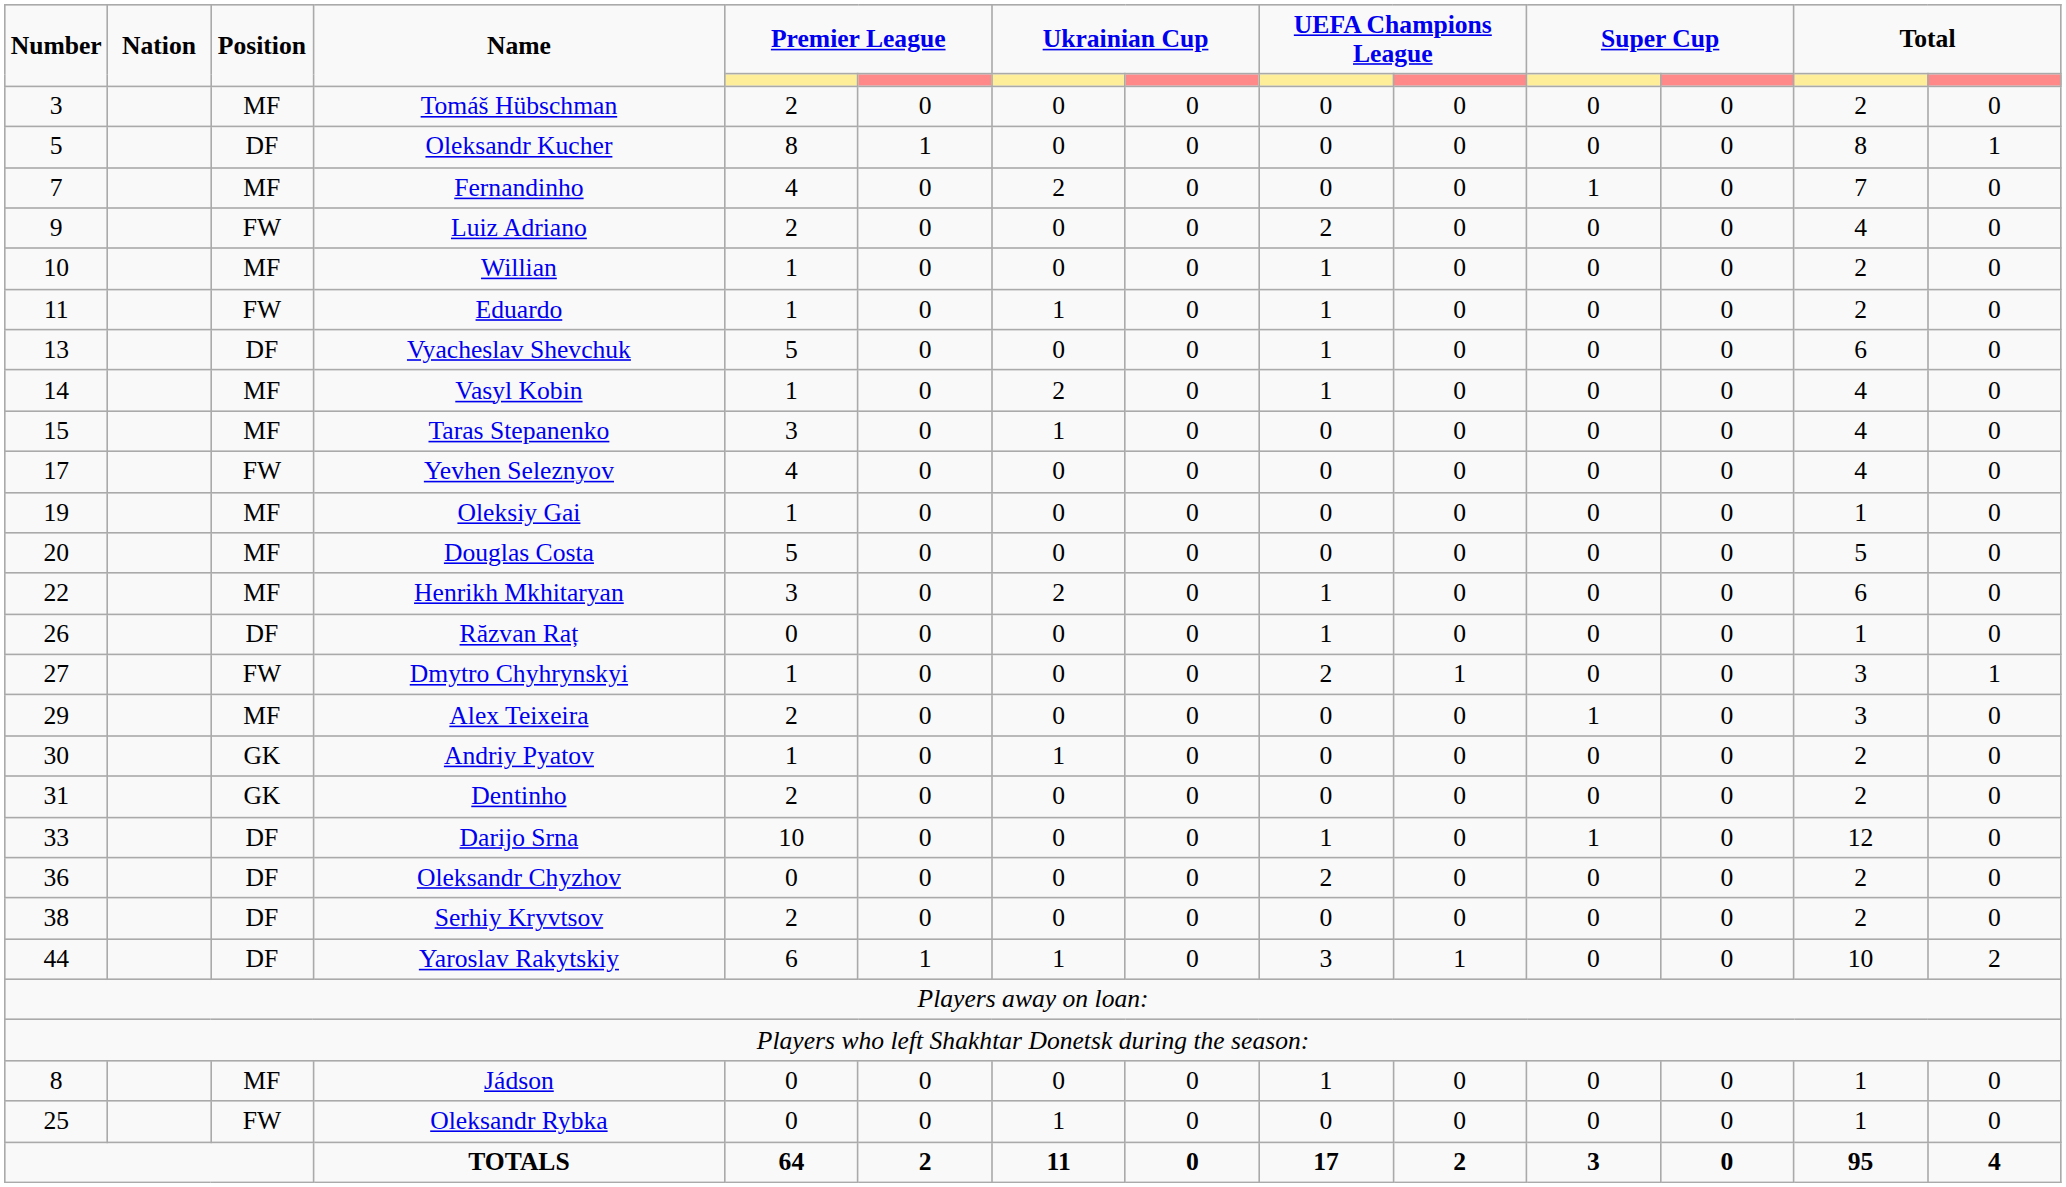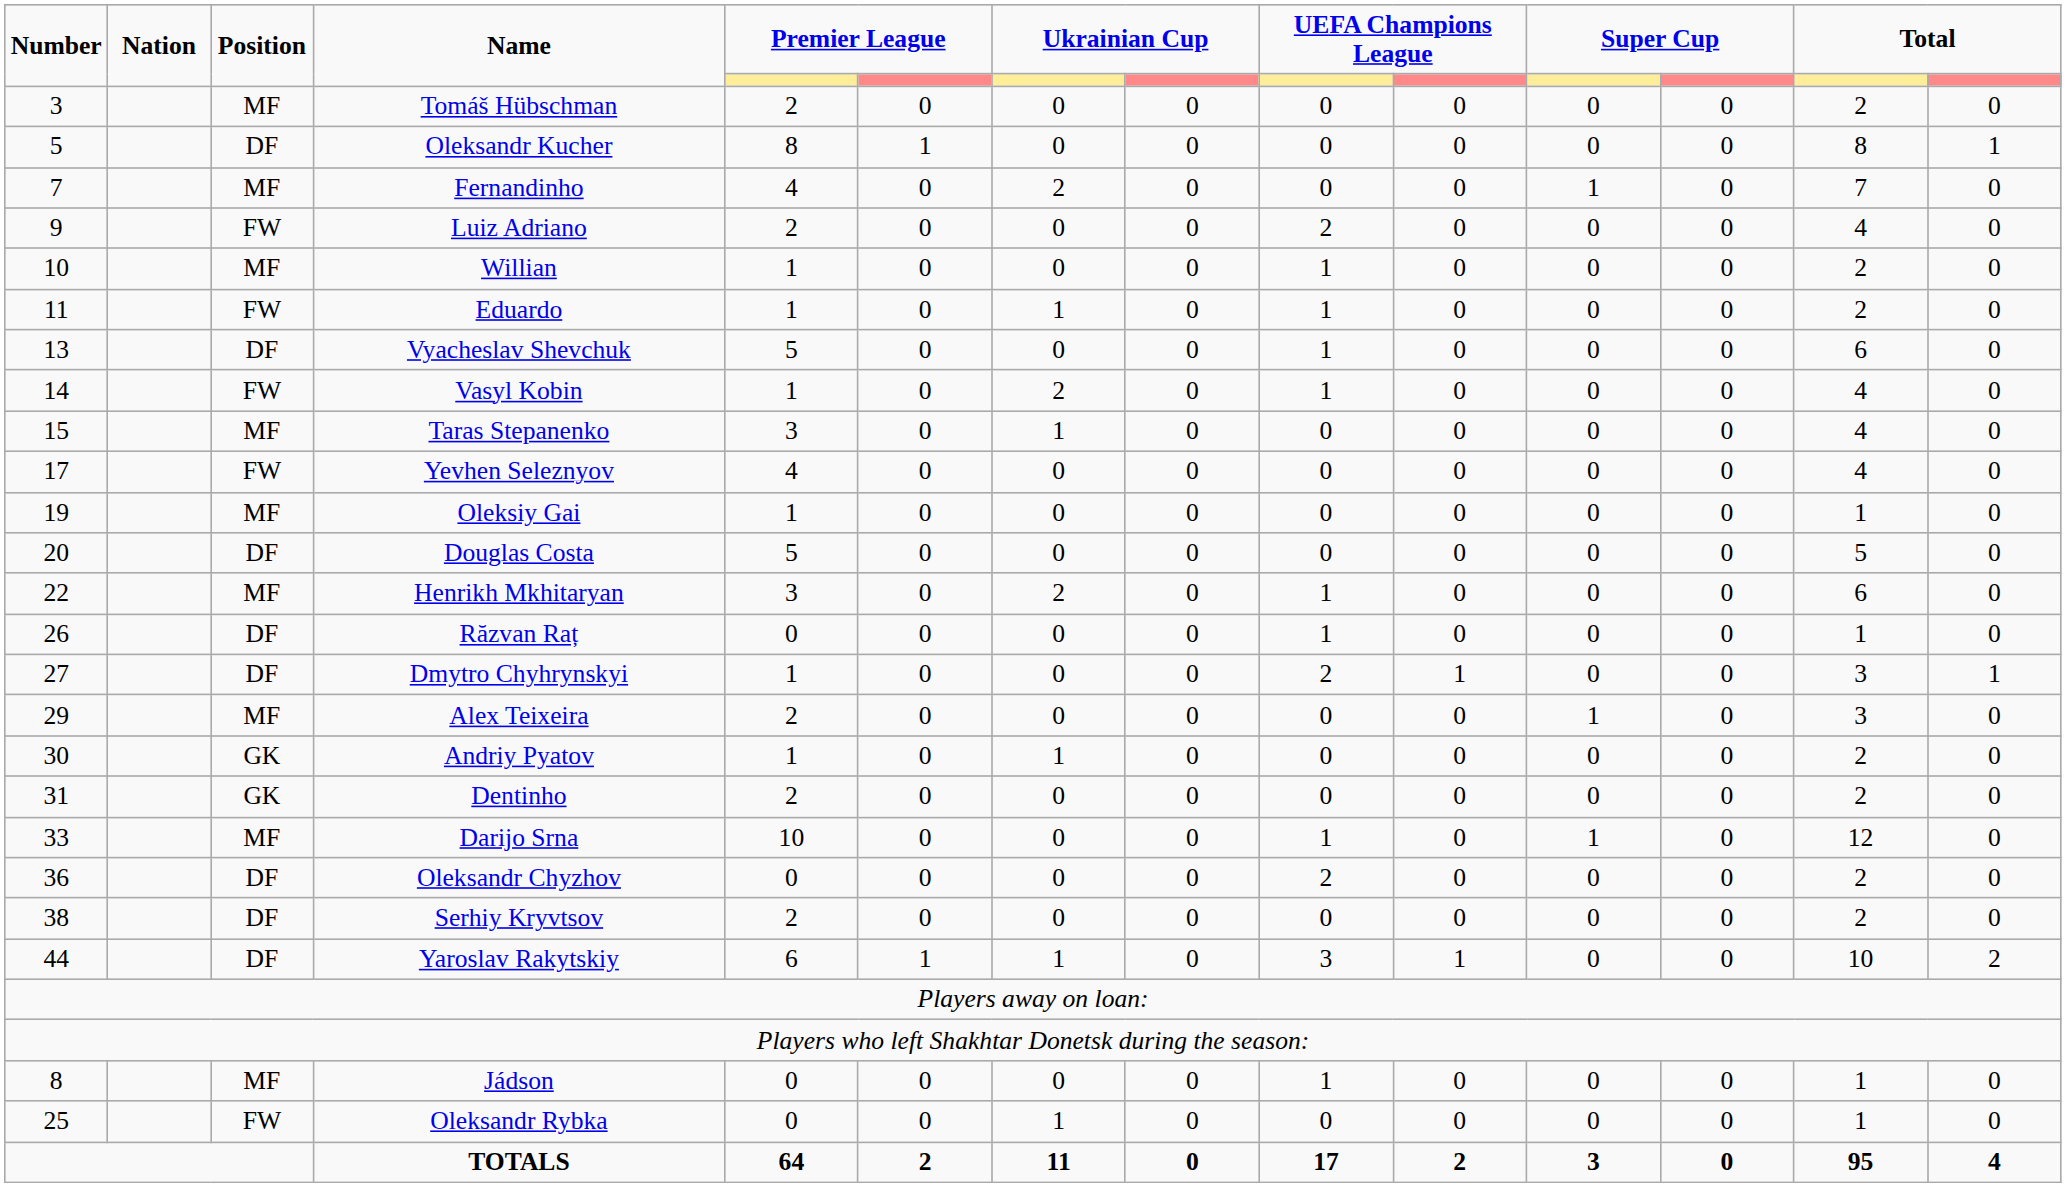(262, 390) MF -> (262, 390) FW
(262, 552) MF -> (262, 552) DF
(262, 674) FW -> (262, 674) DF
(262, 836) DF -> (262, 836) MF
